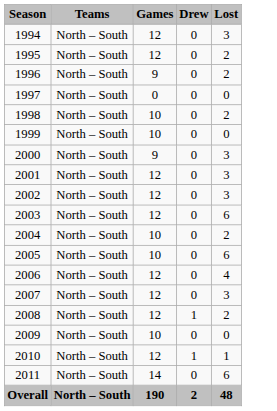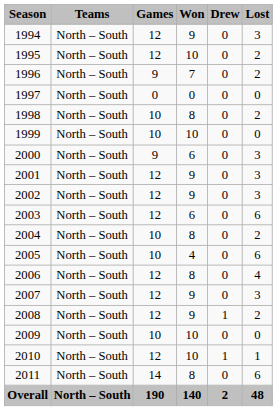+ column: (192, 14)
